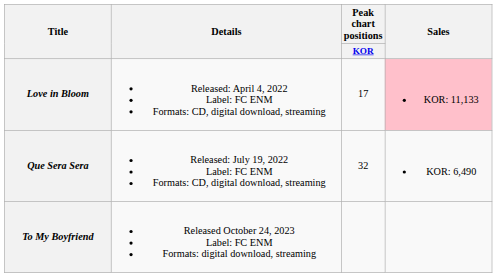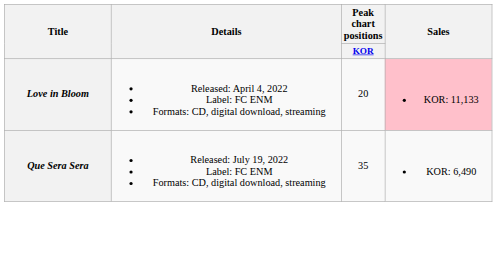(363, 94) 17 -> (363, 94) 20
(363, 165) 32 -> (363, 165) 35
- row: (58, 237)
